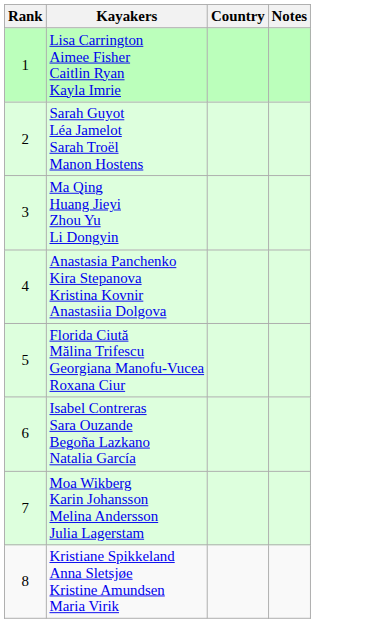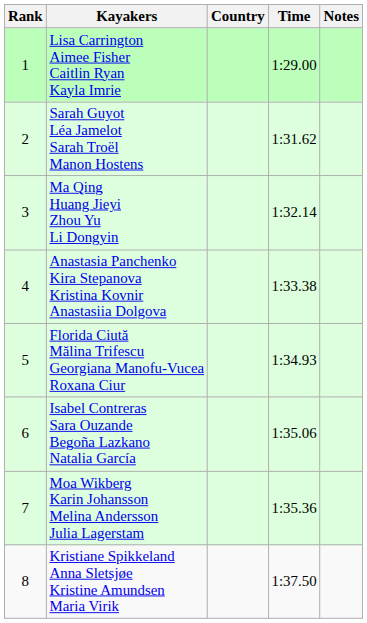+ column: (294, 16)
